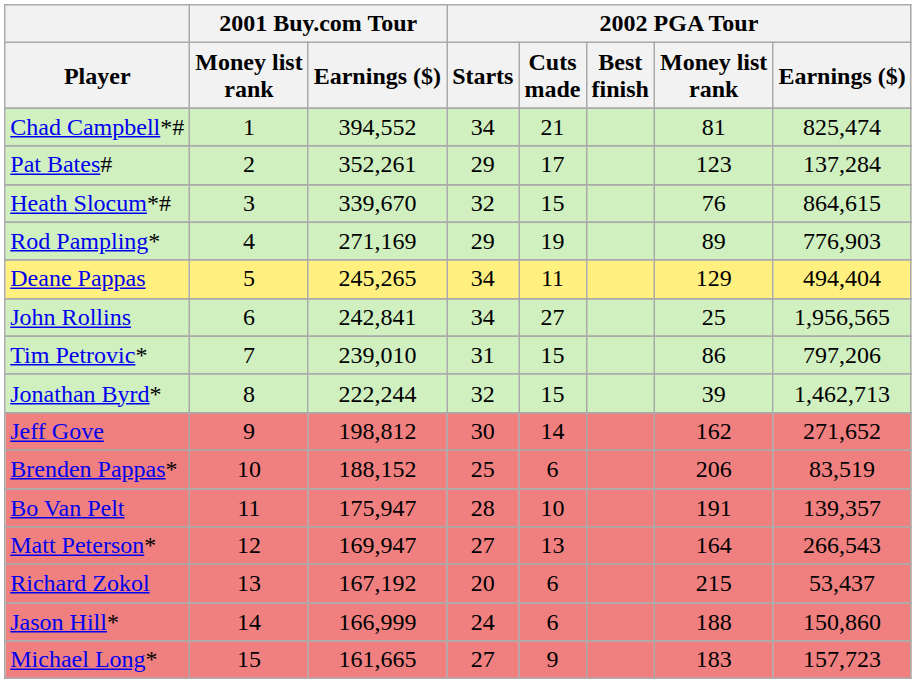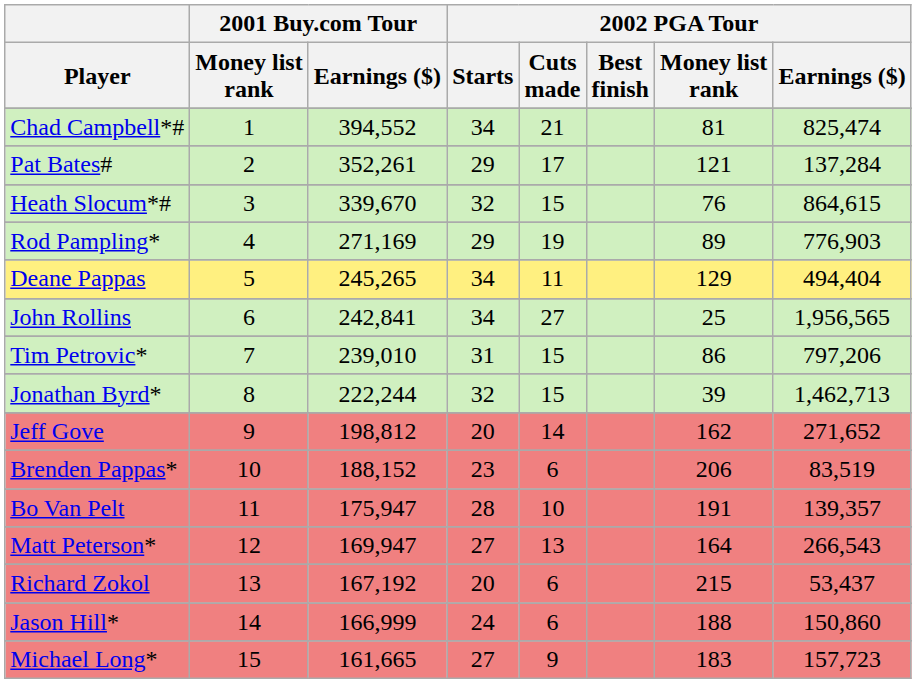(714, 164) 123 -> (714, 164) 121
(483, 431) 30 -> (483, 431) 20
(483, 469) 25 -> (483, 469) 23
